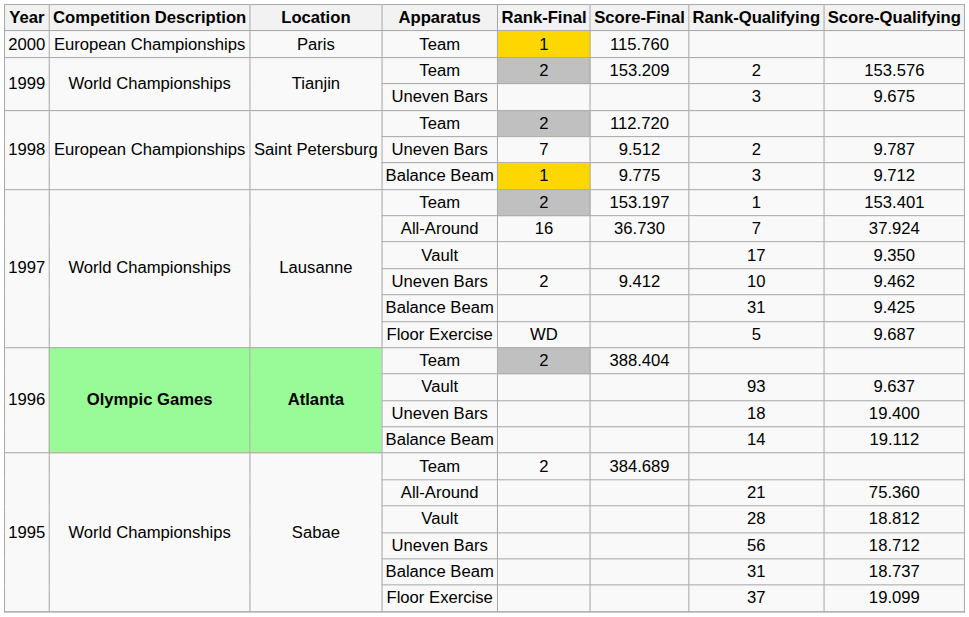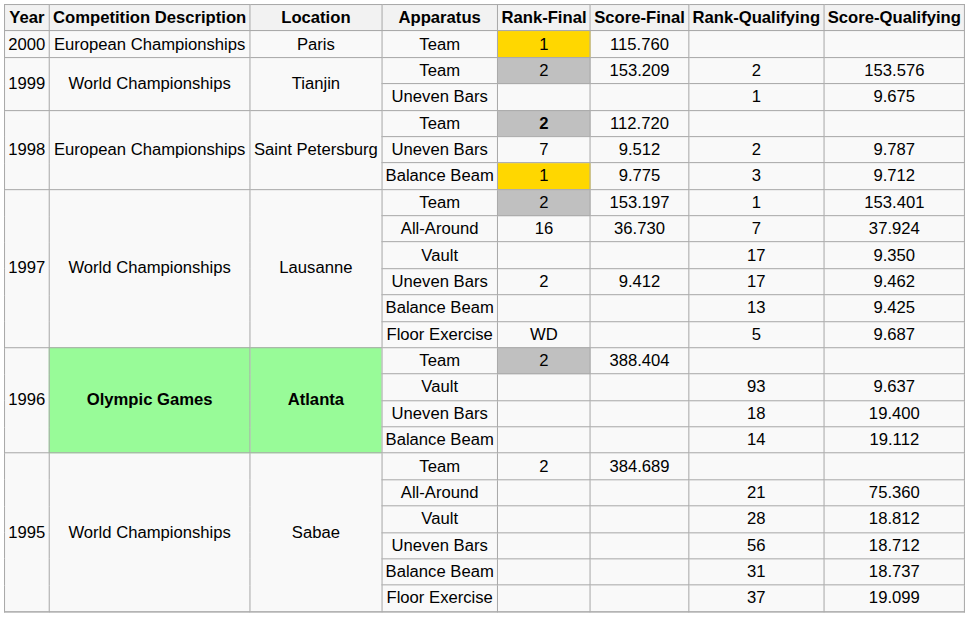(756, 96) 3 -> (756, 96) 1
(544, 123) normal -> (544, 123) bold
(756, 281) 10 -> (756, 281) 17
(756, 307) 31 -> (756, 307) 13
